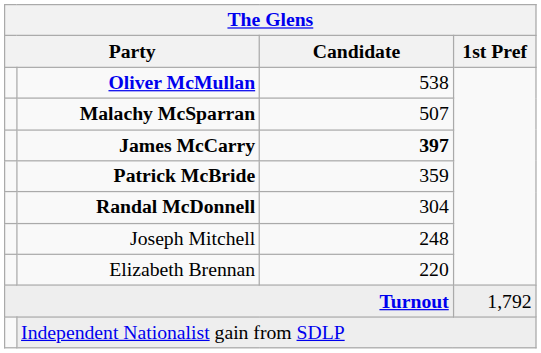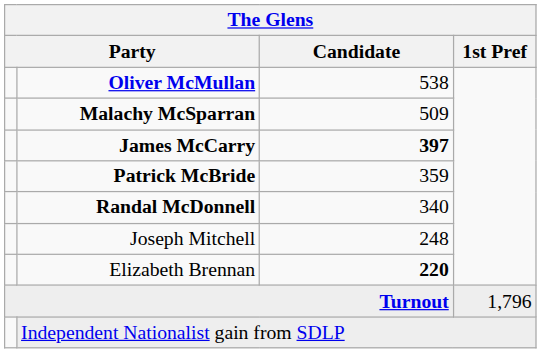(434, 113) 507 -> (434, 113) 509
(434, 207) 304 -> (434, 207) 340
(434, 269) normal -> (434, 269) bold
(509, 301) 1,792 -> (509, 301) 1,796
